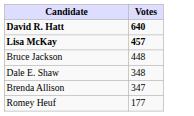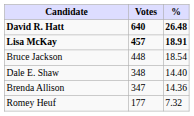+ column: (176, 12)
